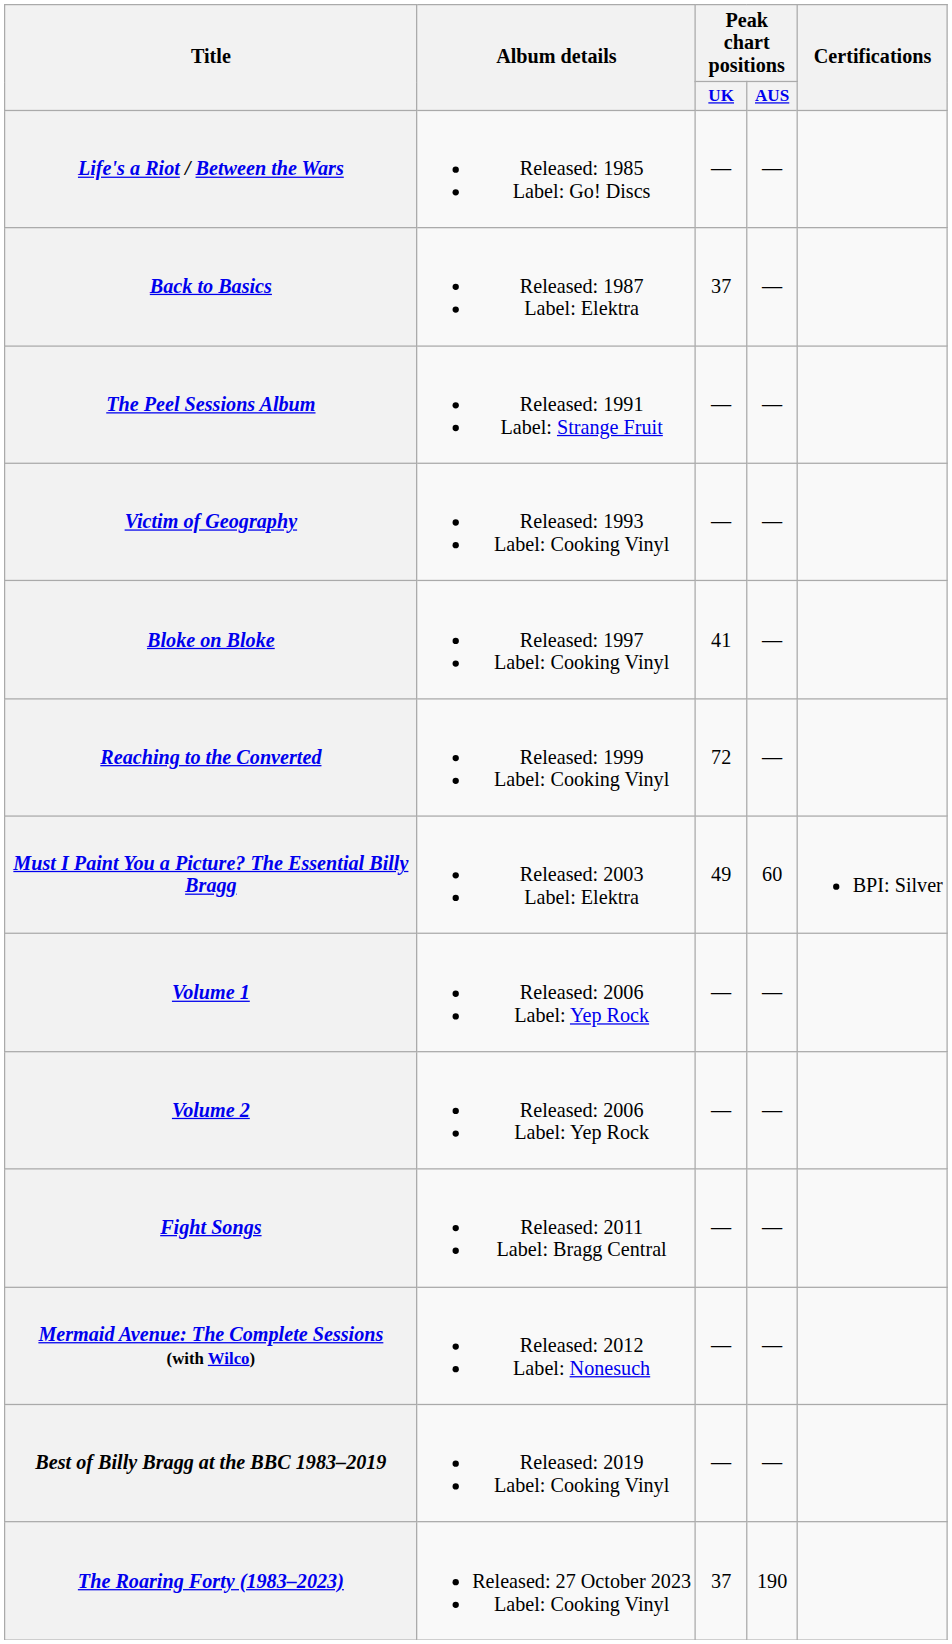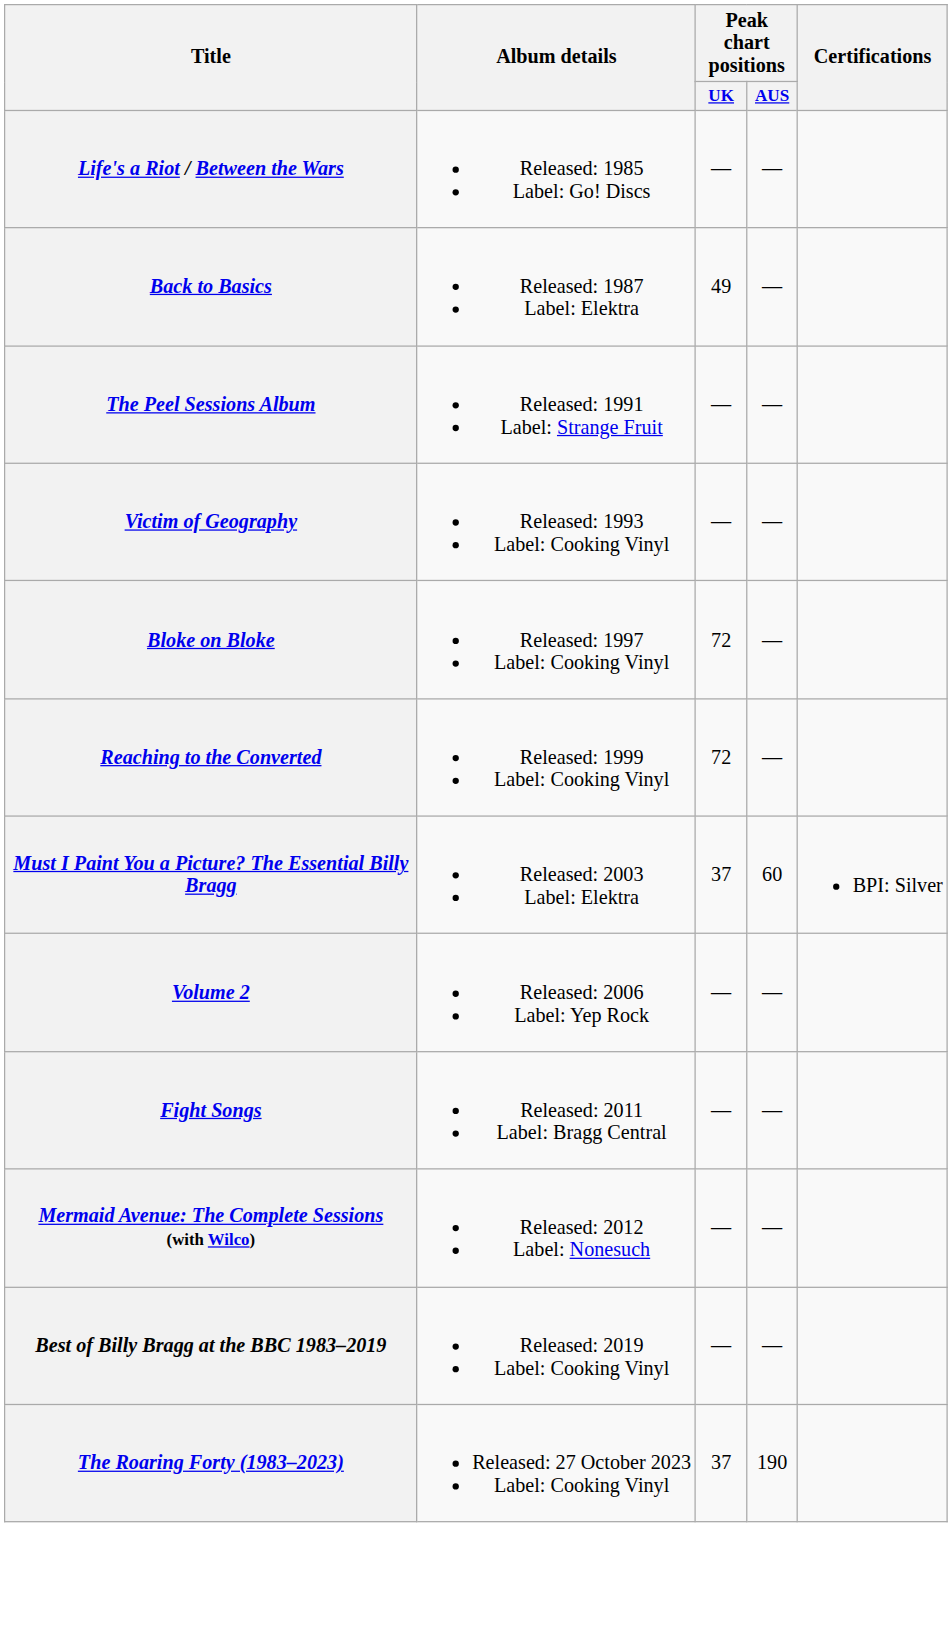(721, 286) 37 -> (721, 286) 49
(721, 639) 41 -> (721, 639) 72
(721, 874) 49 -> (721, 874) 37
- row: (211, 992)
